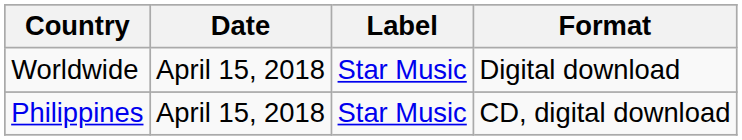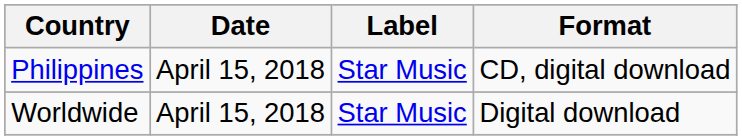rows swapped: (77, 112) <-> (75, 69)
